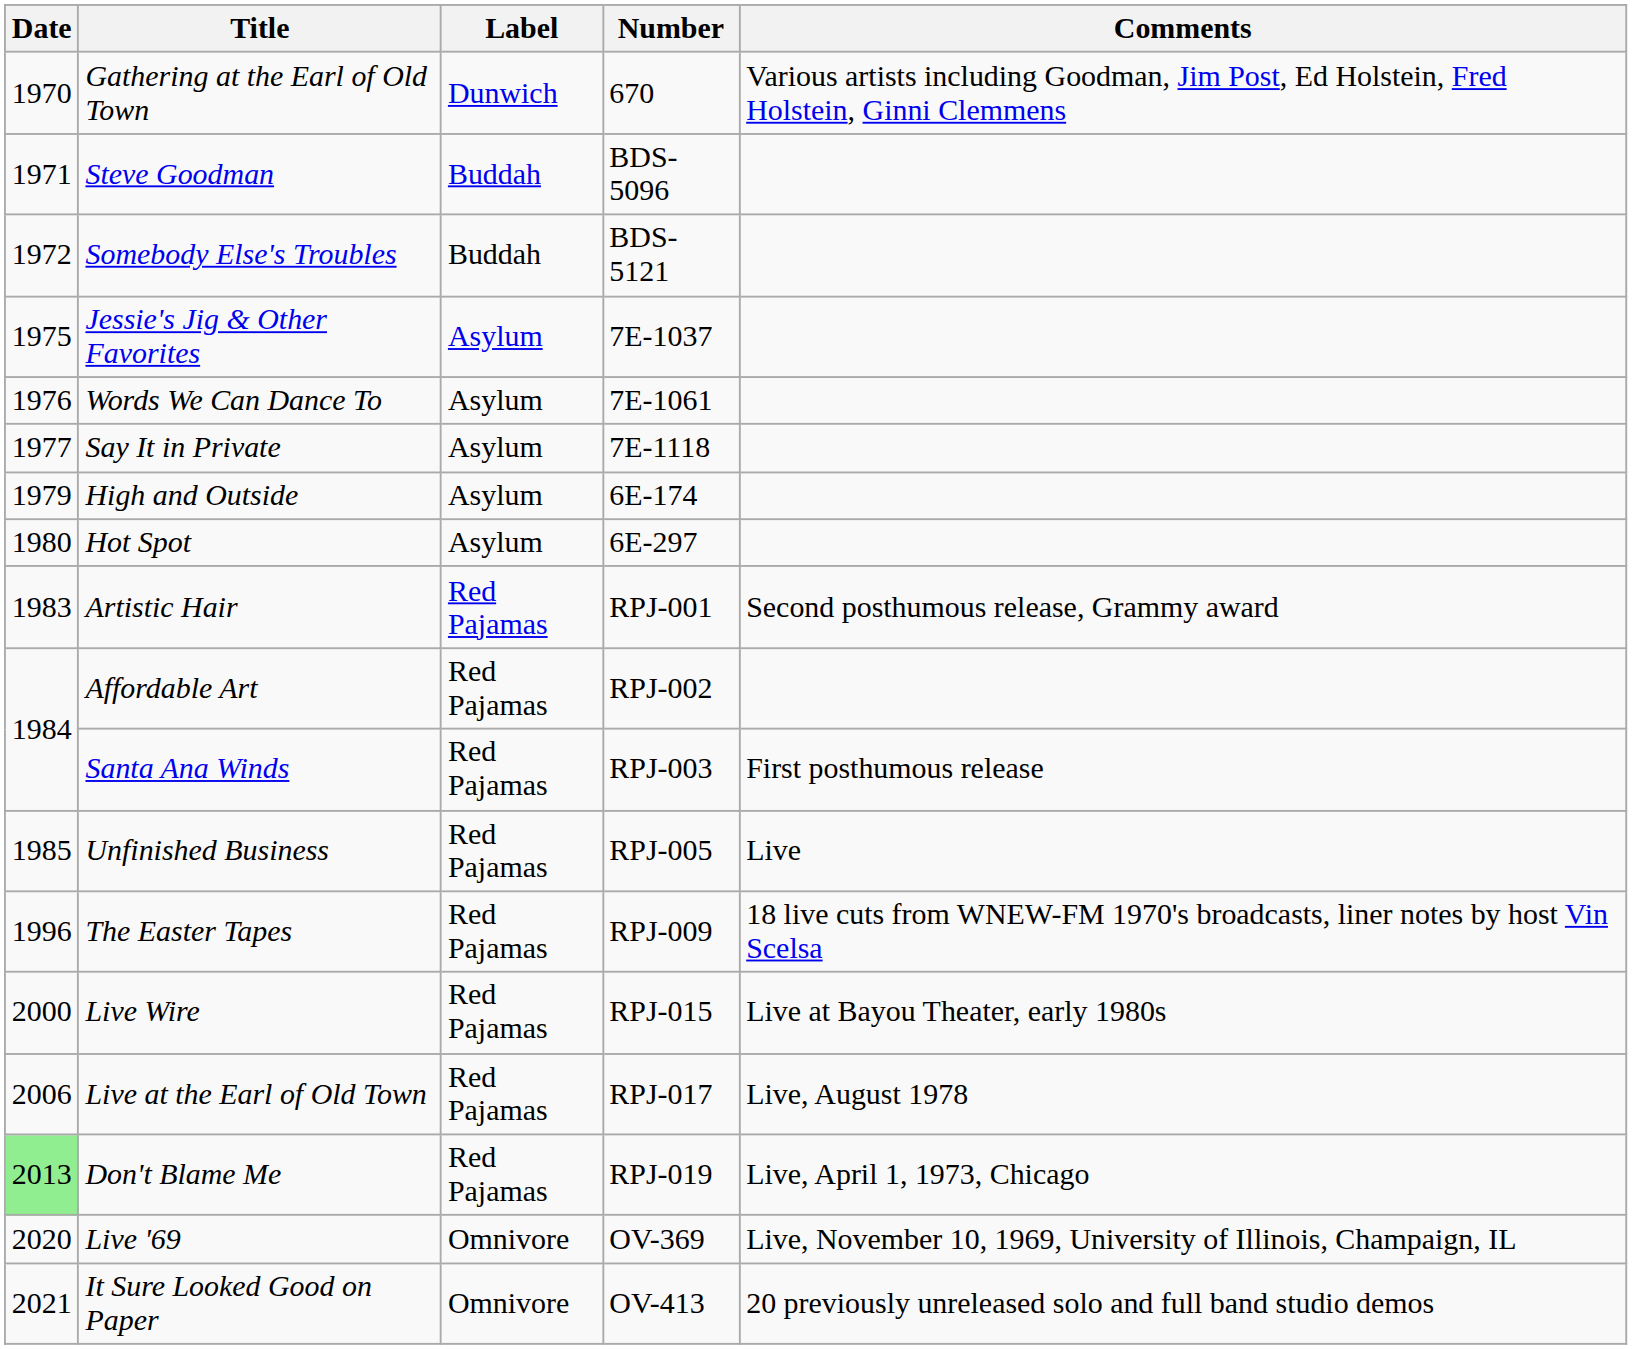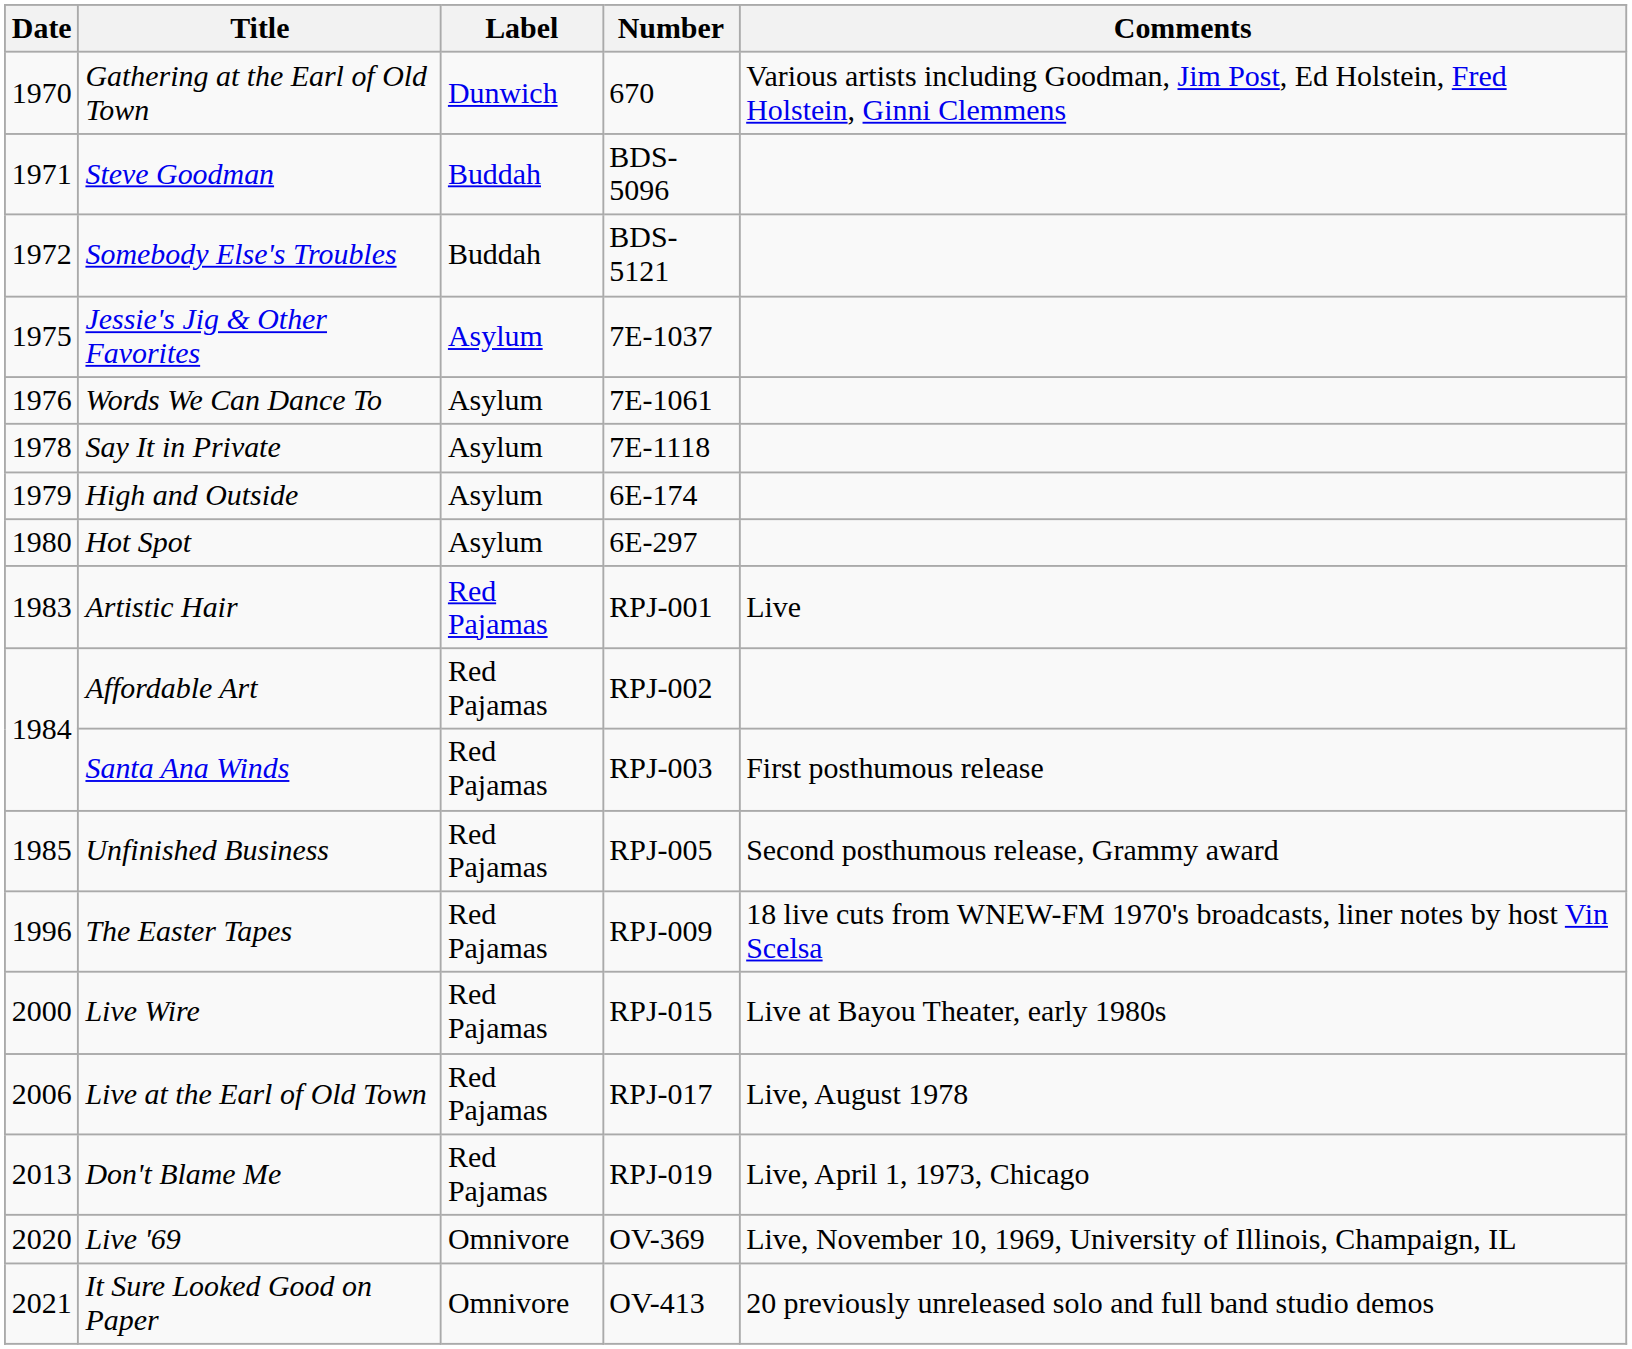(42, 447) 1977 -> (42, 447) 1978
(1012, 606) Second posthumous release, Grammy award -> (774, 606) Live
(774, 850) Live -> (1012, 850) Second posthumous release, Grammy award
(42, 1174) lightgreen background -> (42, 1174) no background
